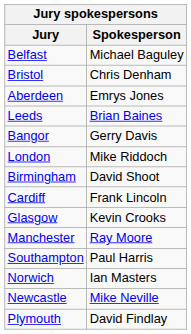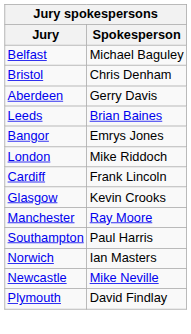(127, 95) Emrys Jones -> (123, 95) Gerry Davis
(123, 136) Gerry Davis -> (127, 136) Emrys Jones
- row: (42, 177)
